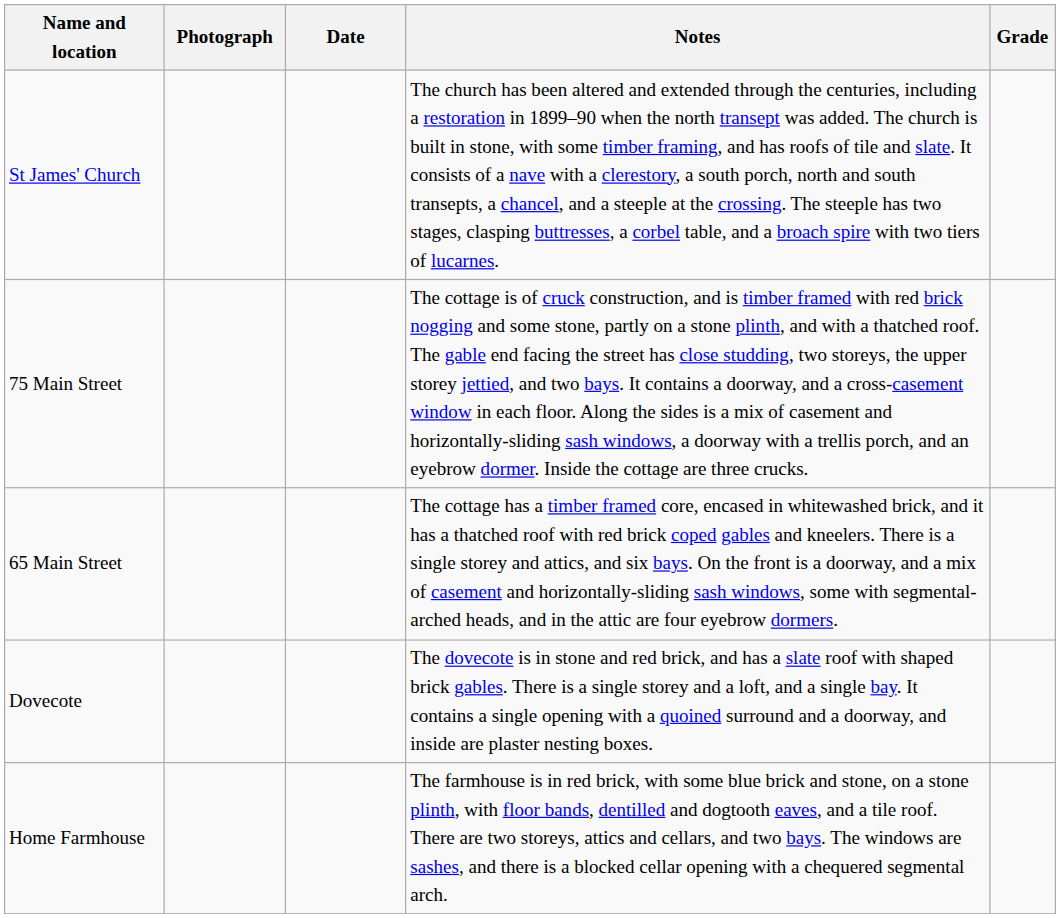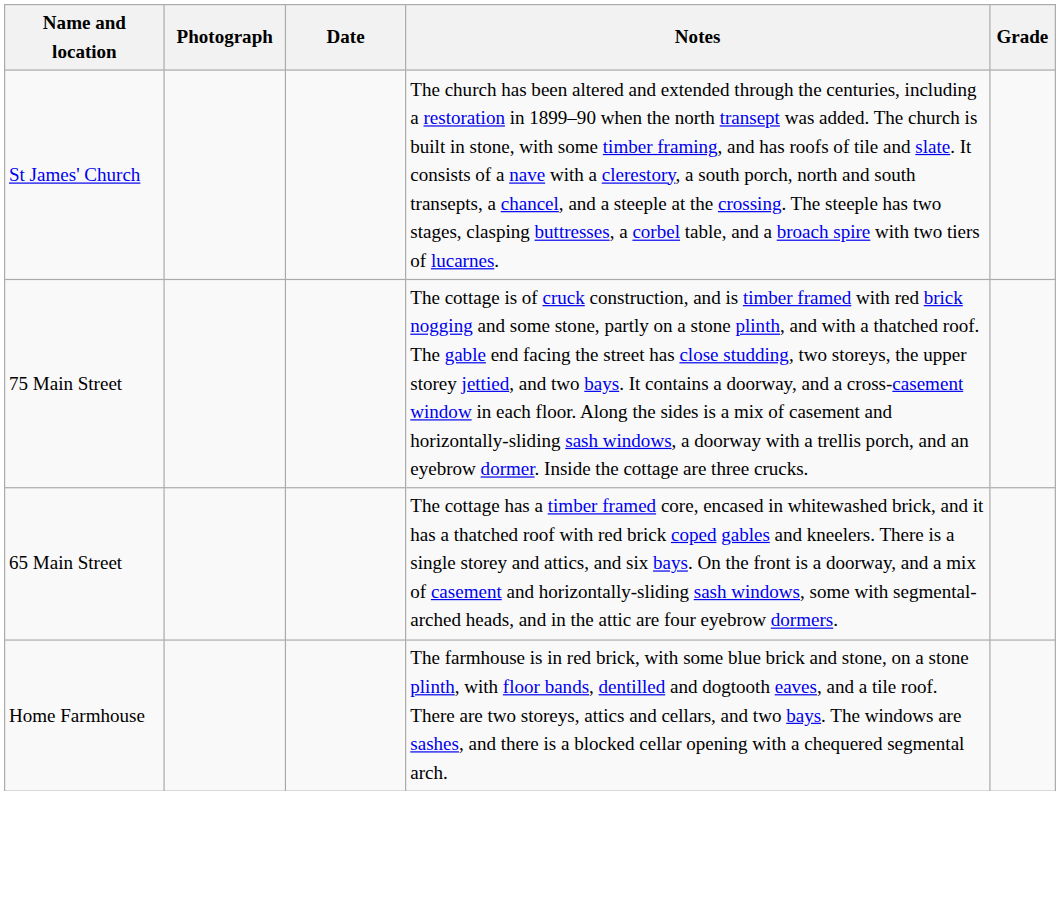- row: (45, 700)
